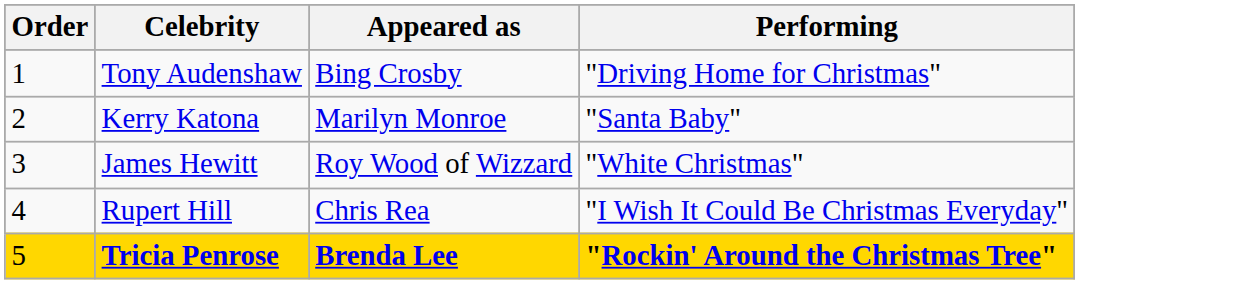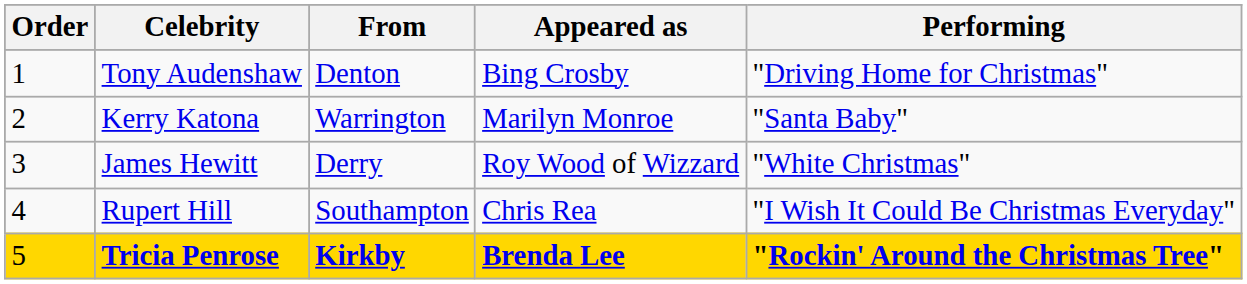+ column: (392, 27)
